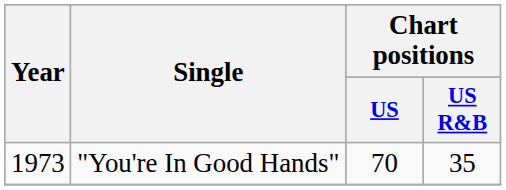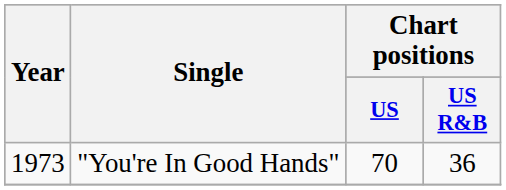(462, 163) 35 -> (462, 163) 36
